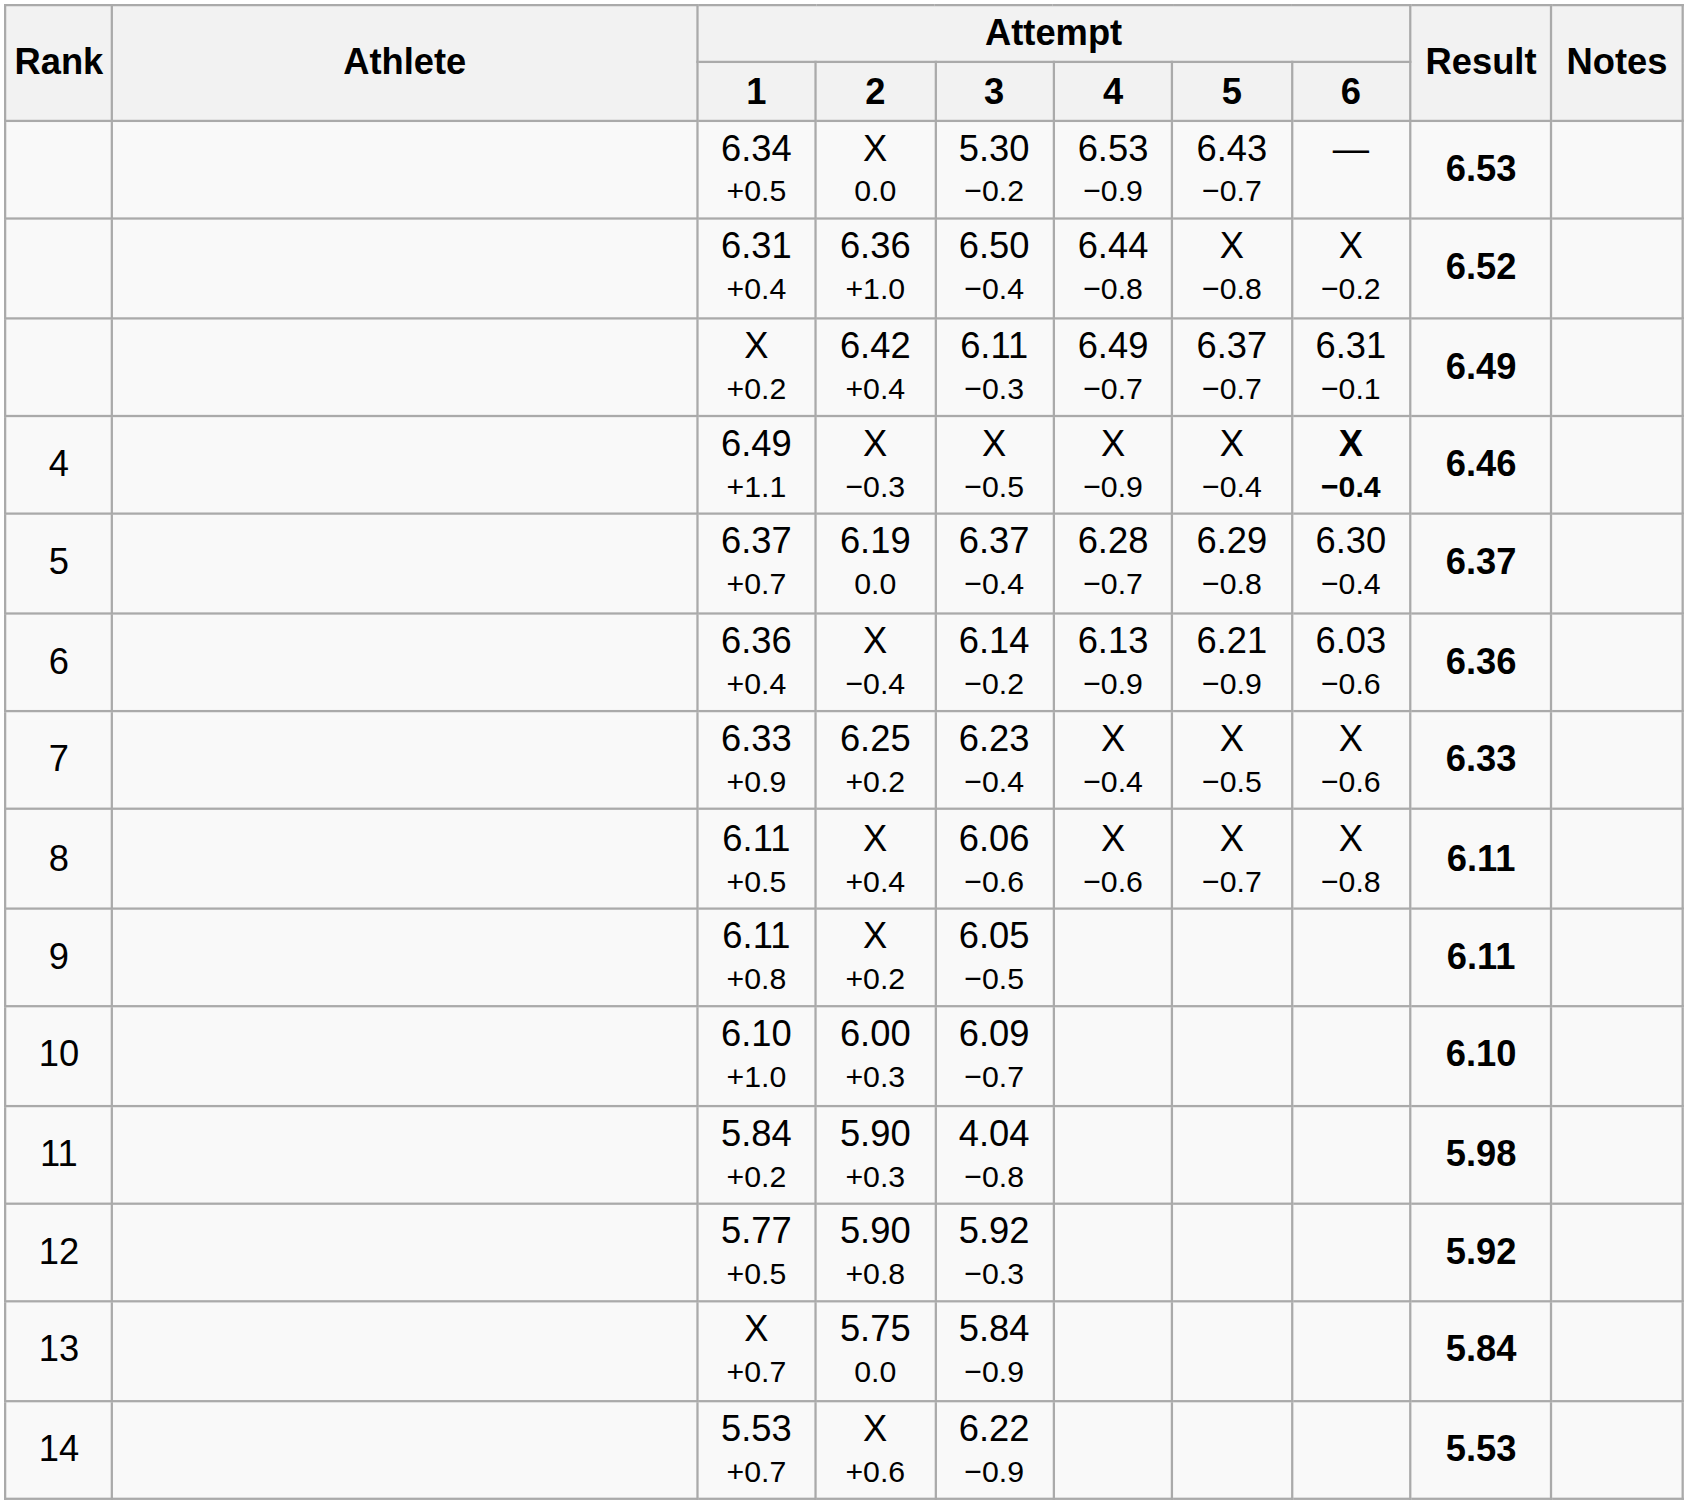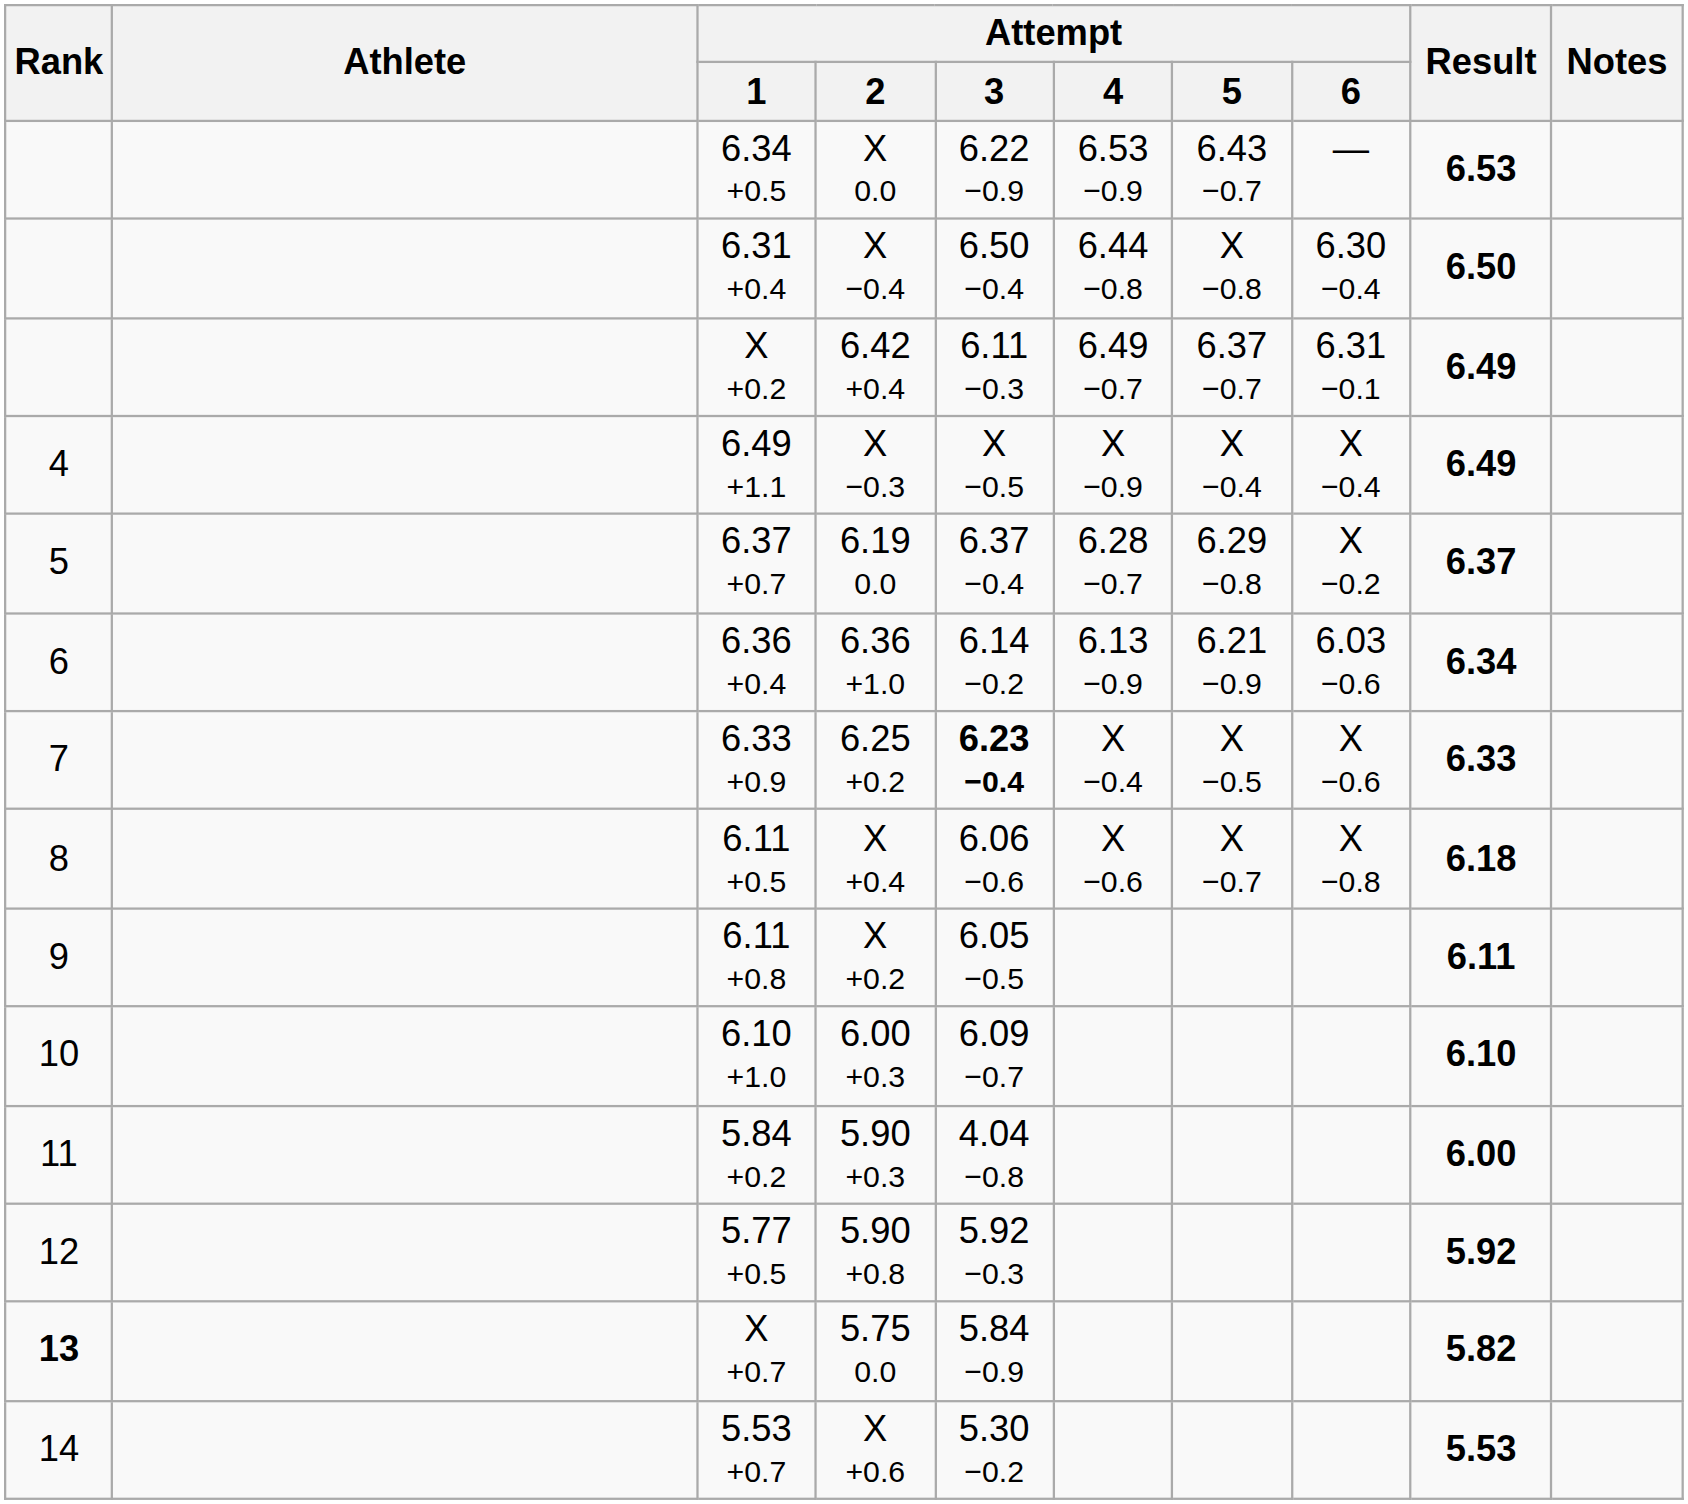(994, 168) 5.30 −0.2 -> (994, 168) 6.22 −0.9
(875, 267) 6.36 +1.0 -> (875, 267) X −0.4
(1351, 267) X −0.2 -> (1351, 267) 6.30 −0.4
(1481, 267) 6.52 -> (1481, 267) 6.50
(1351, 464) bold -> (1351, 464) normal
(1481, 464) 6.46 -> (1481, 464) 6.49
(1351, 562) 6.30 −0.4 -> (1351, 562) X −0.2
(875, 661) X −0.4 -> (875, 661) 6.36 +1.0
(1481, 661) 6.36 -> (1481, 661) 6.34
(994, 759) normal -> (994, 759) bold
(1481, 858) 6.11 -> (1481, 858) 6.18
(1481, 1153) 5.98 -> (1481, 1153) 6.00
(59, 1350) normal -> (59, 1350) bold
(1481, 1350) 5.84 -> (1481, 1350) 5.82
(994, 1448) 6.22 −0.9 -> (994, 1448) 5.30 −0.2
